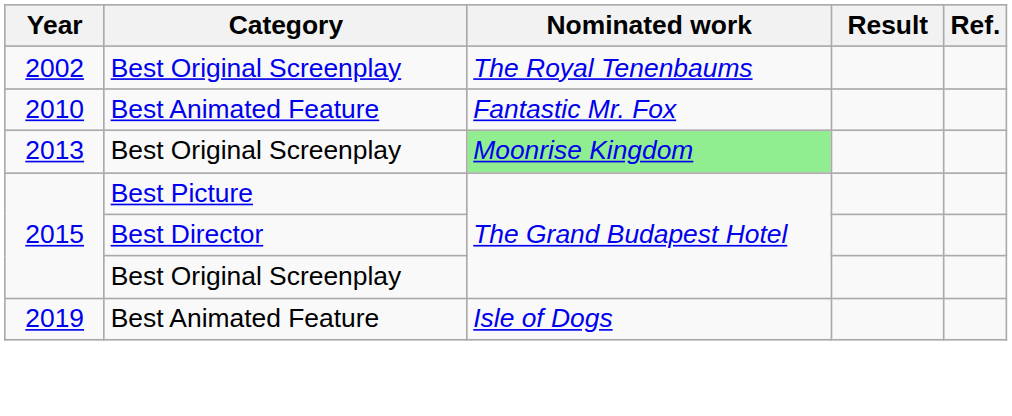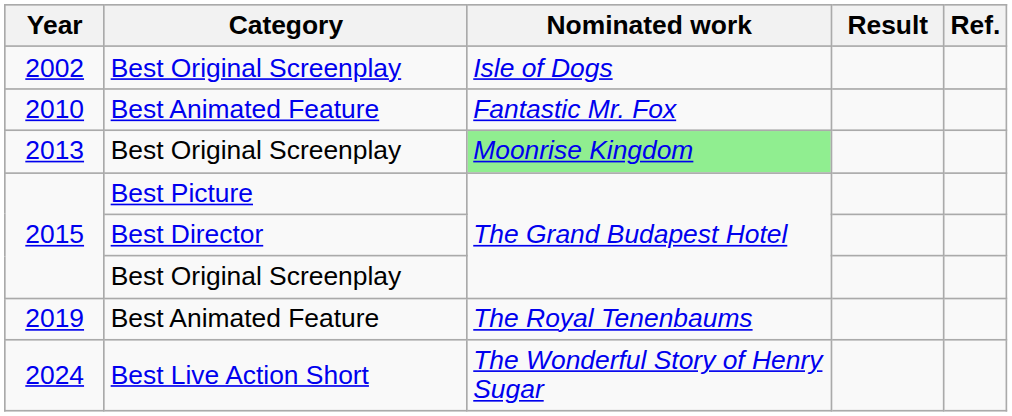(613, 67) The Royal Tenenbaums -> (543, 67) Isle of Dogs
(543, 318) Isle of Dogs -> (613, 318) The Royal Tenenbaums
+ row: (55, 375)
